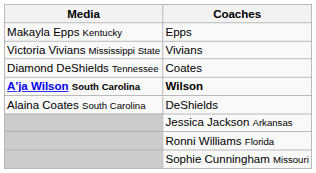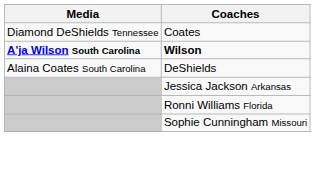- row: (179, 32)
- row: (184, 50)
